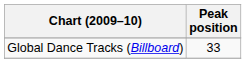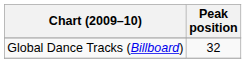(213, 48) 33 -> (213, 48) 32
